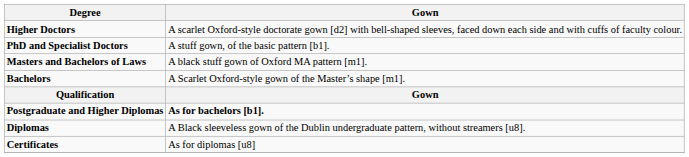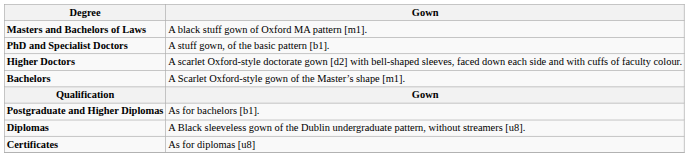rows swapped: (41, 29) <-> (76, 62)
(216, 111) bold -> (214, 111) normal
